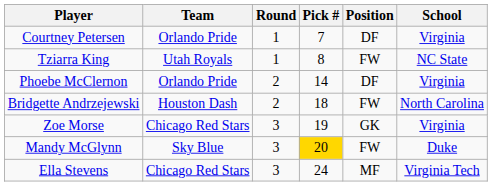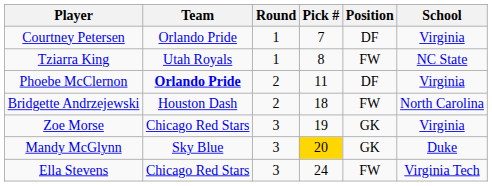(198, 81) normal -> (198, 81) bold
(321, 81) 14 -> (321, 81) 11
(370, 147) FW -> (370, 147) GK
(370, 170) MF -> (370, 170) FW
